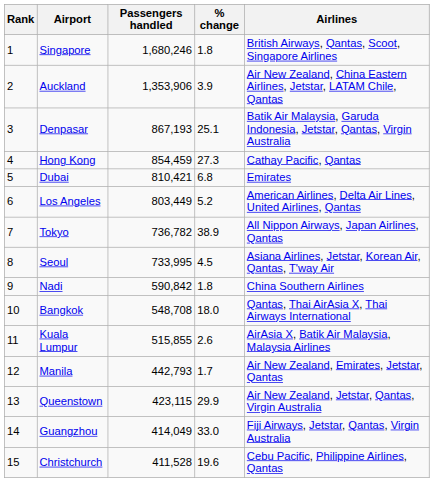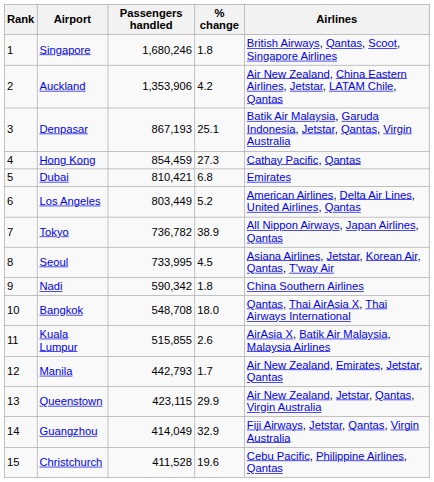(205, 86) 3.9 -> (205, 86) 4.2
(172, 286) 590,842 -> (172, 286) 590,342
(208, 432) 33.0 -> (208, 432) 32.9
